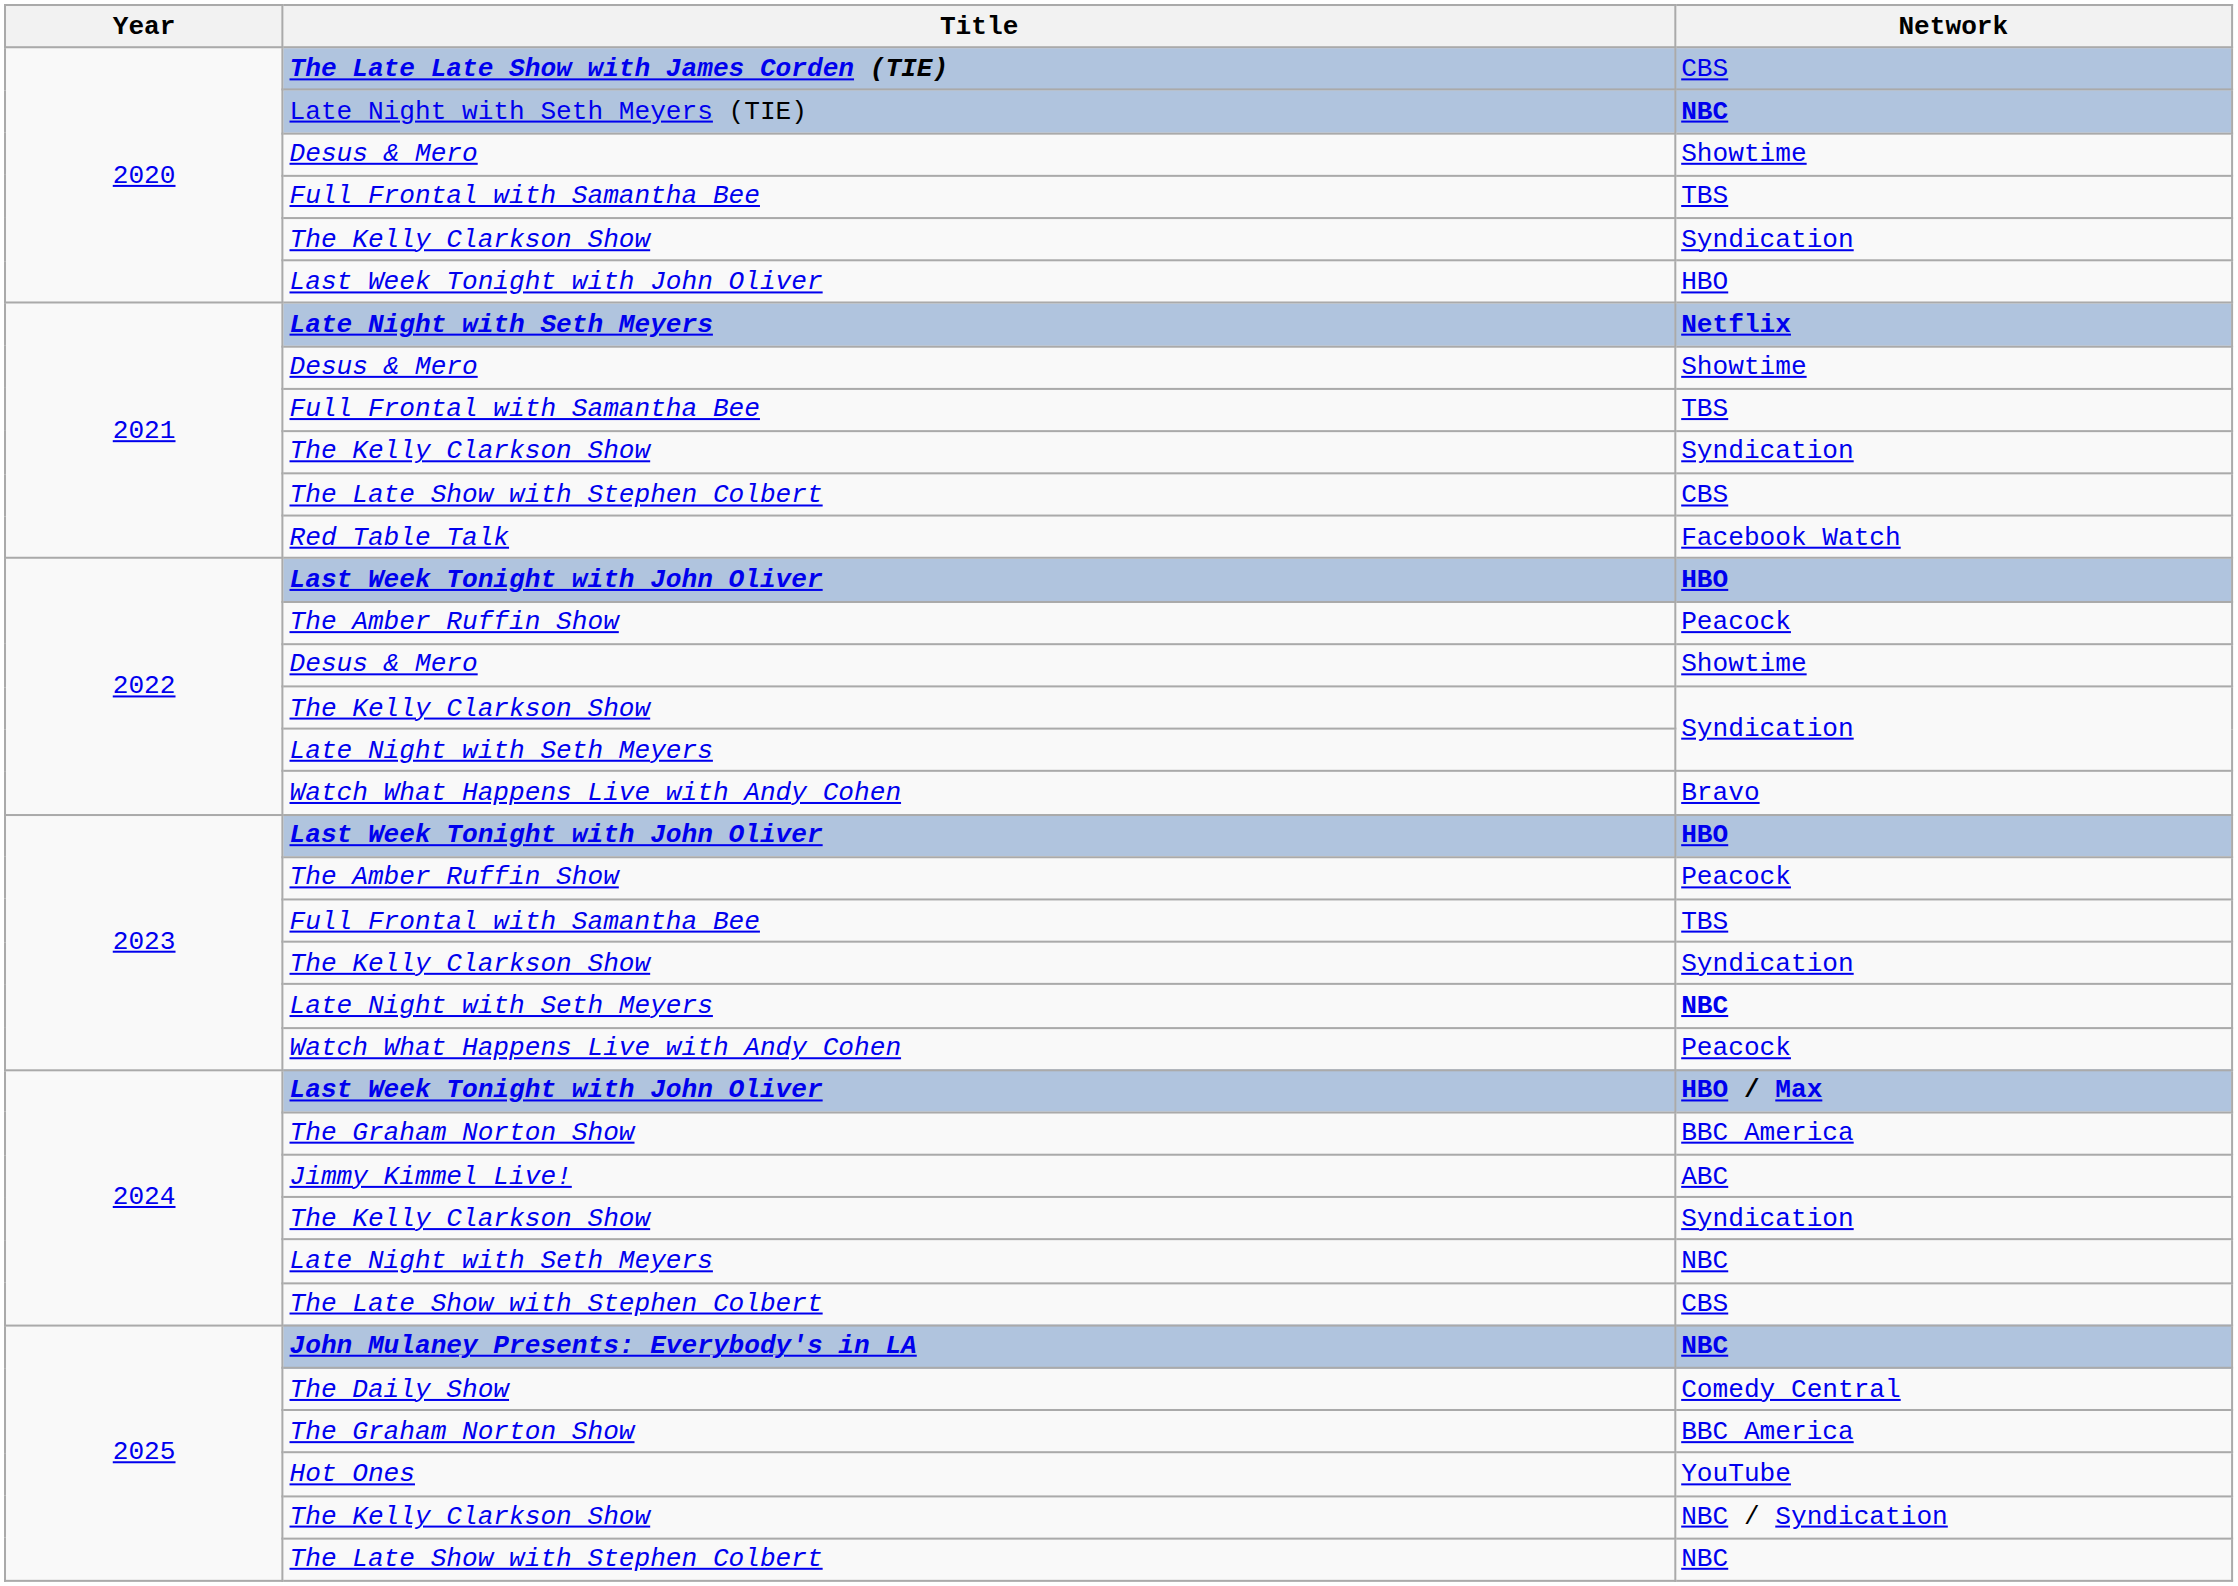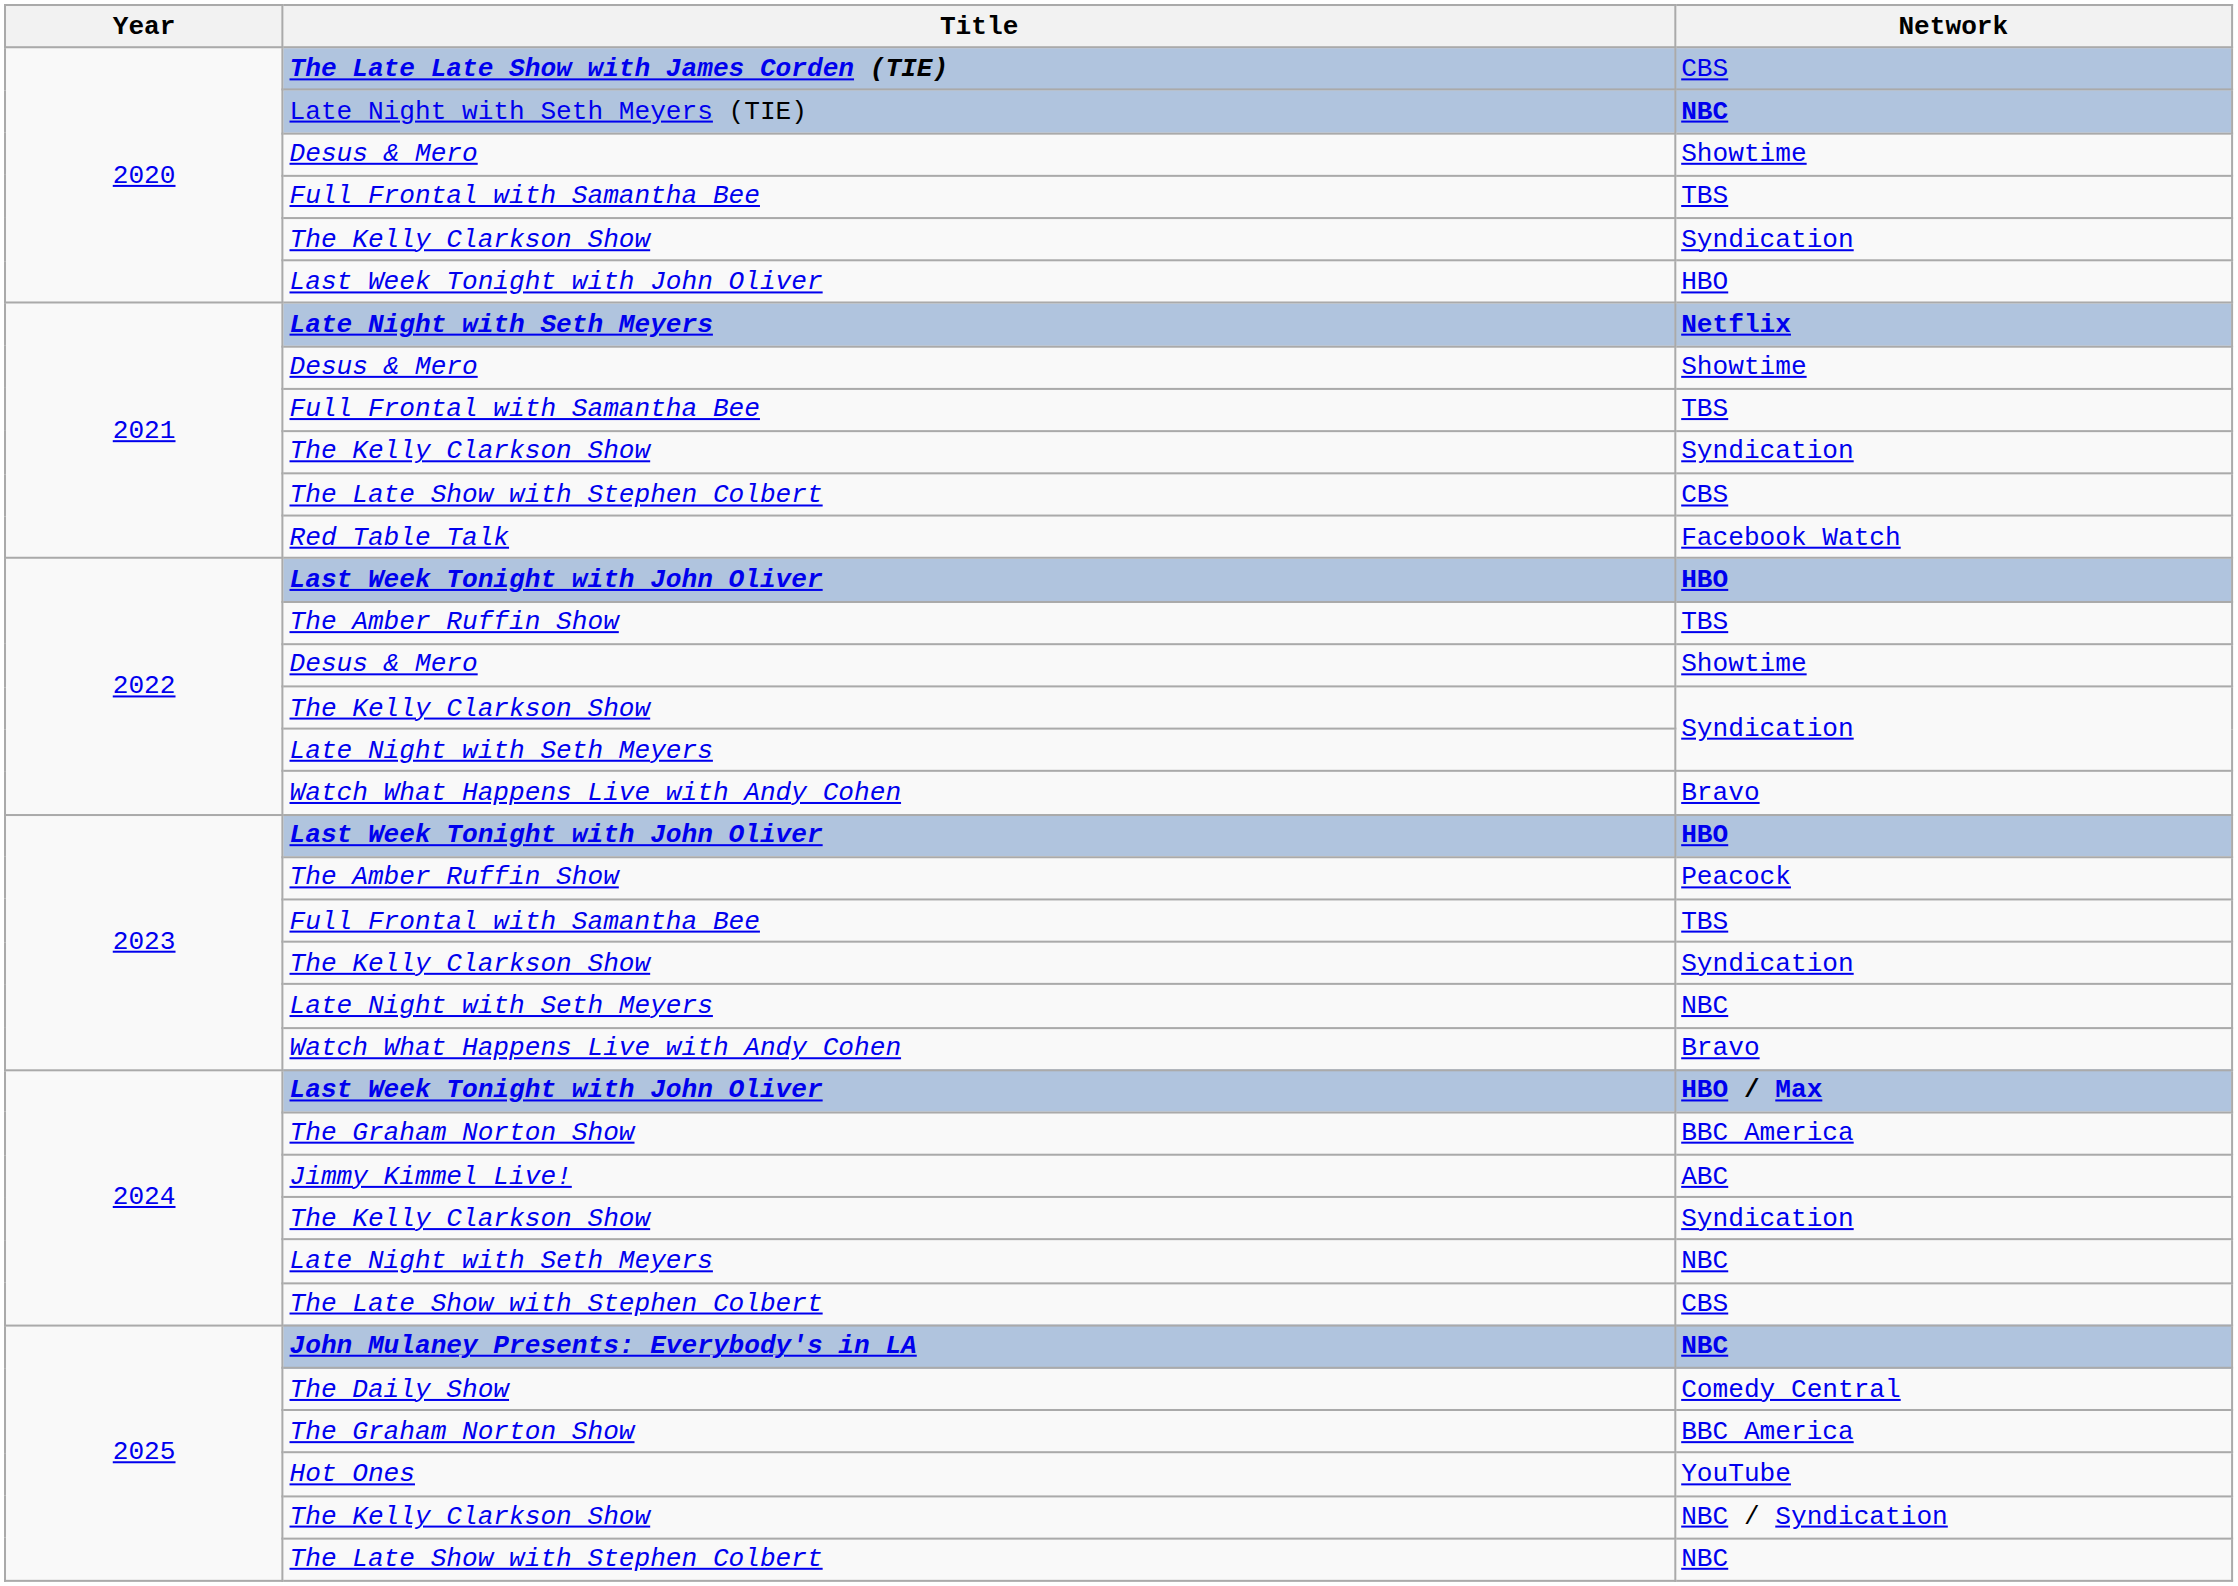(1736, 623) Peacock -> (1705, 623) TBS
(1705, 1006) bold -> (1705, 1006) normal
(1736, 1048) Peacock -> (1720, 1048) Bravo
